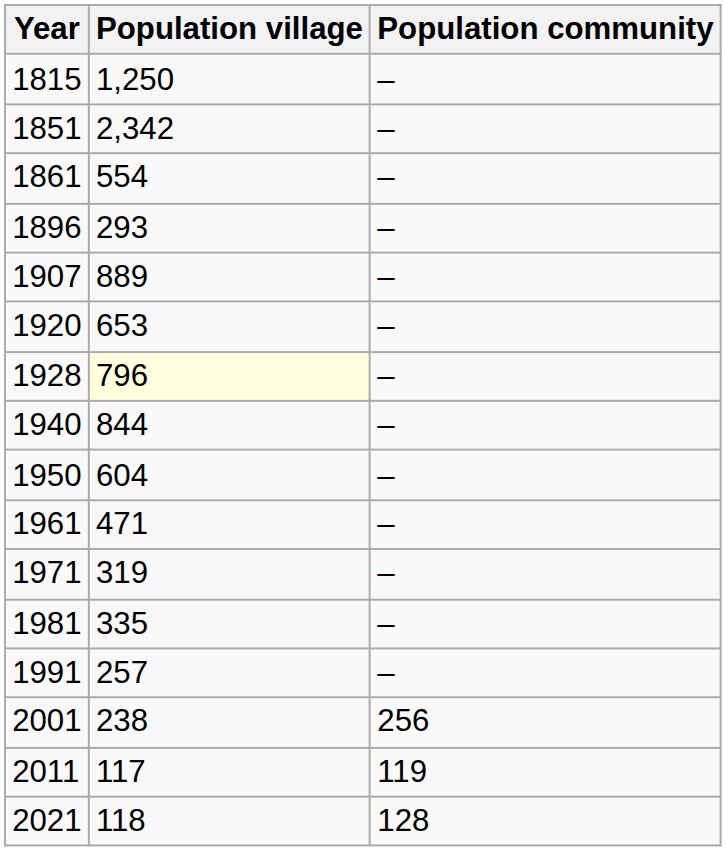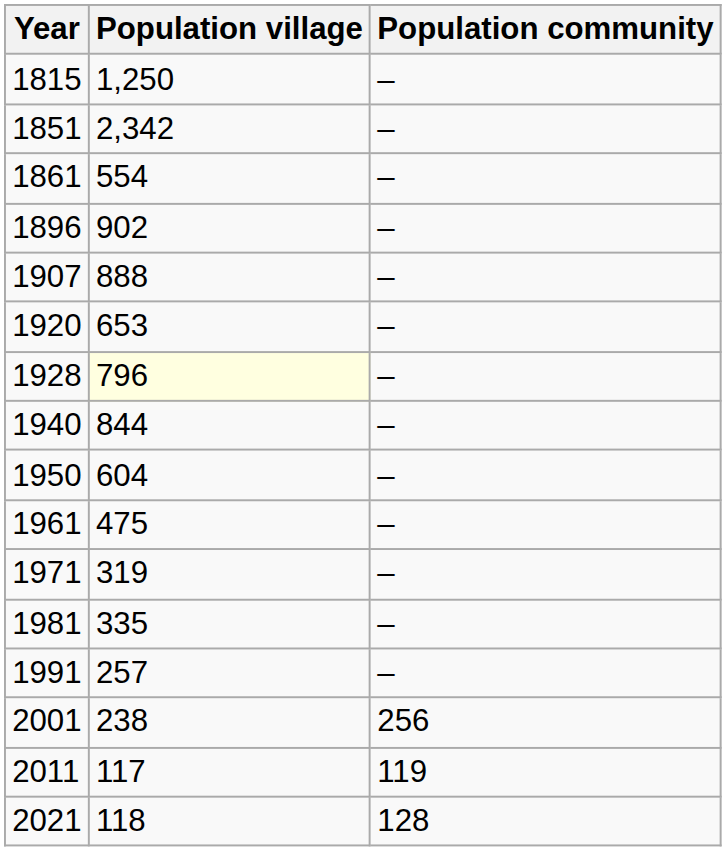(122, 227) 293 -> (122, 227) 902
(122, 276) 889 -> (122, 276) 888
(122, 524) 471 -> (122, 524) 475
